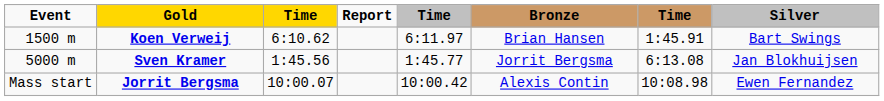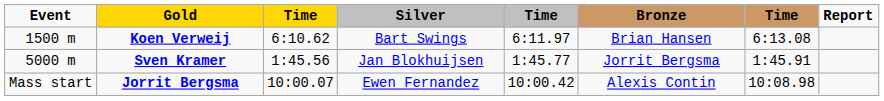columns swapped: (795, 16) <-> (367, 16)
(675, 39) 1:45.91 -> (782, 39) 6:13.08
(675, 61) 6:13.08 -> (782, 61) 1:45.91
